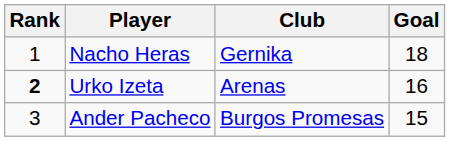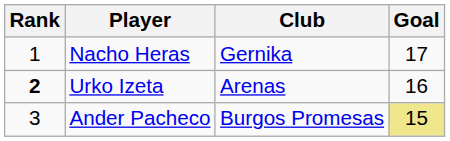(417, 53) 18 -> (417, 53) 17
(417, 119) no background -> (417, 119) khaki background
